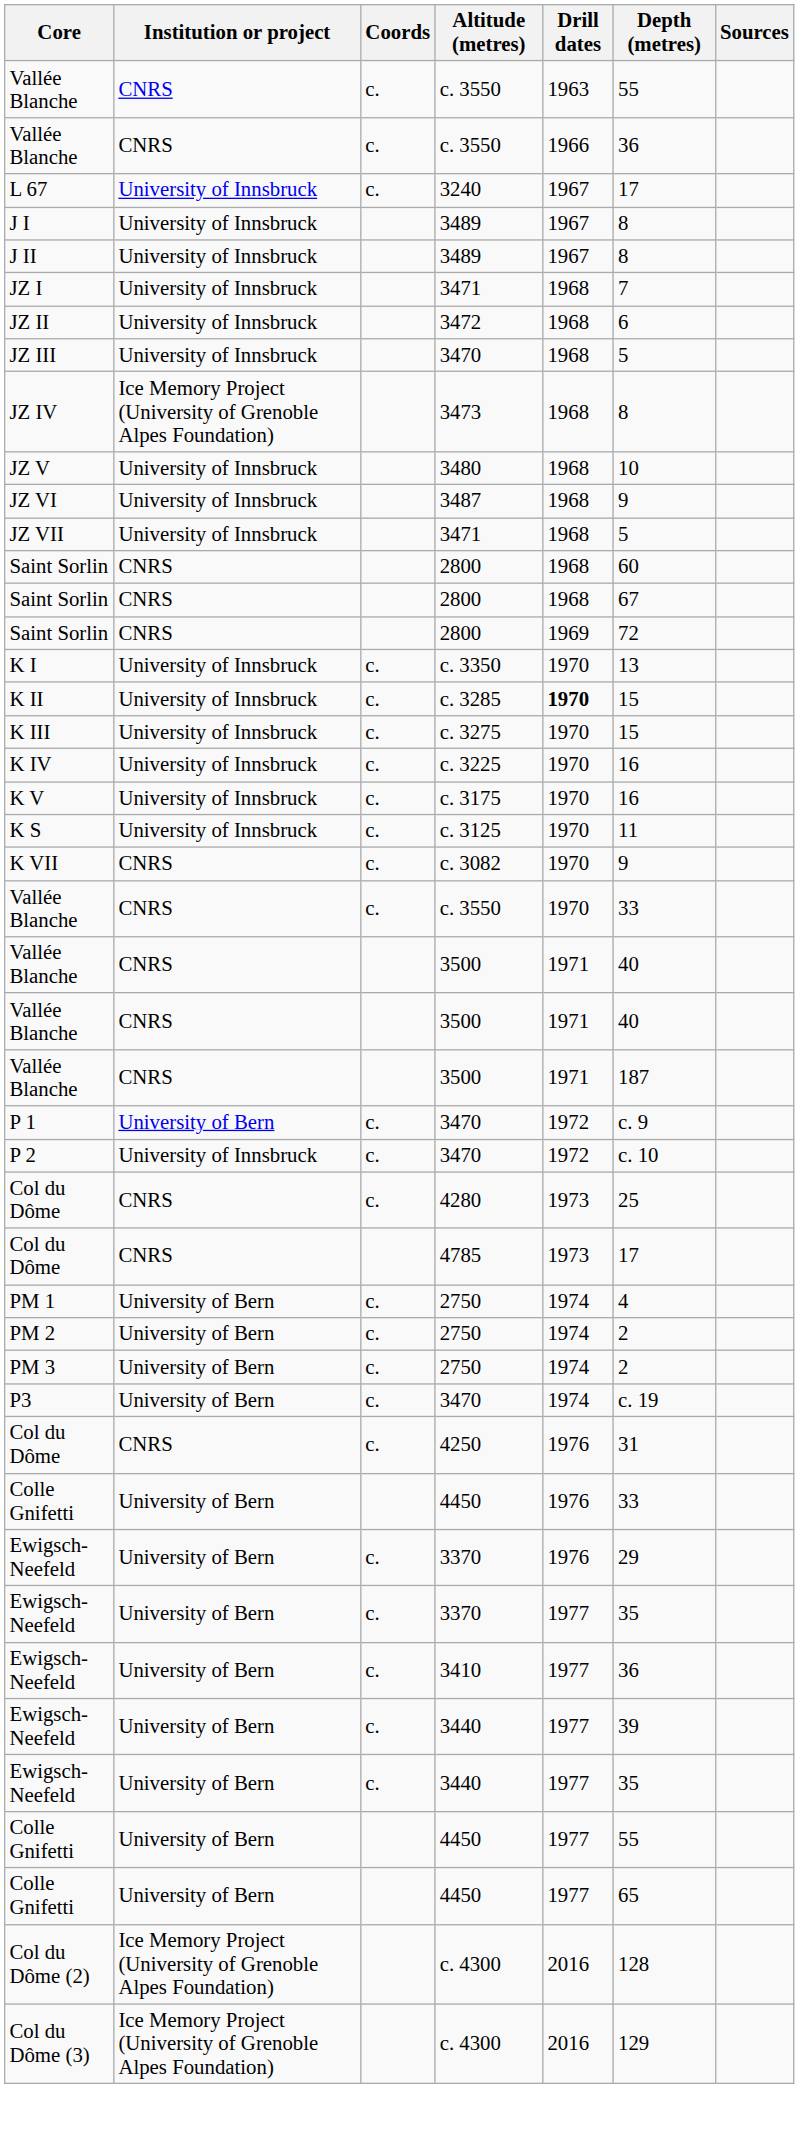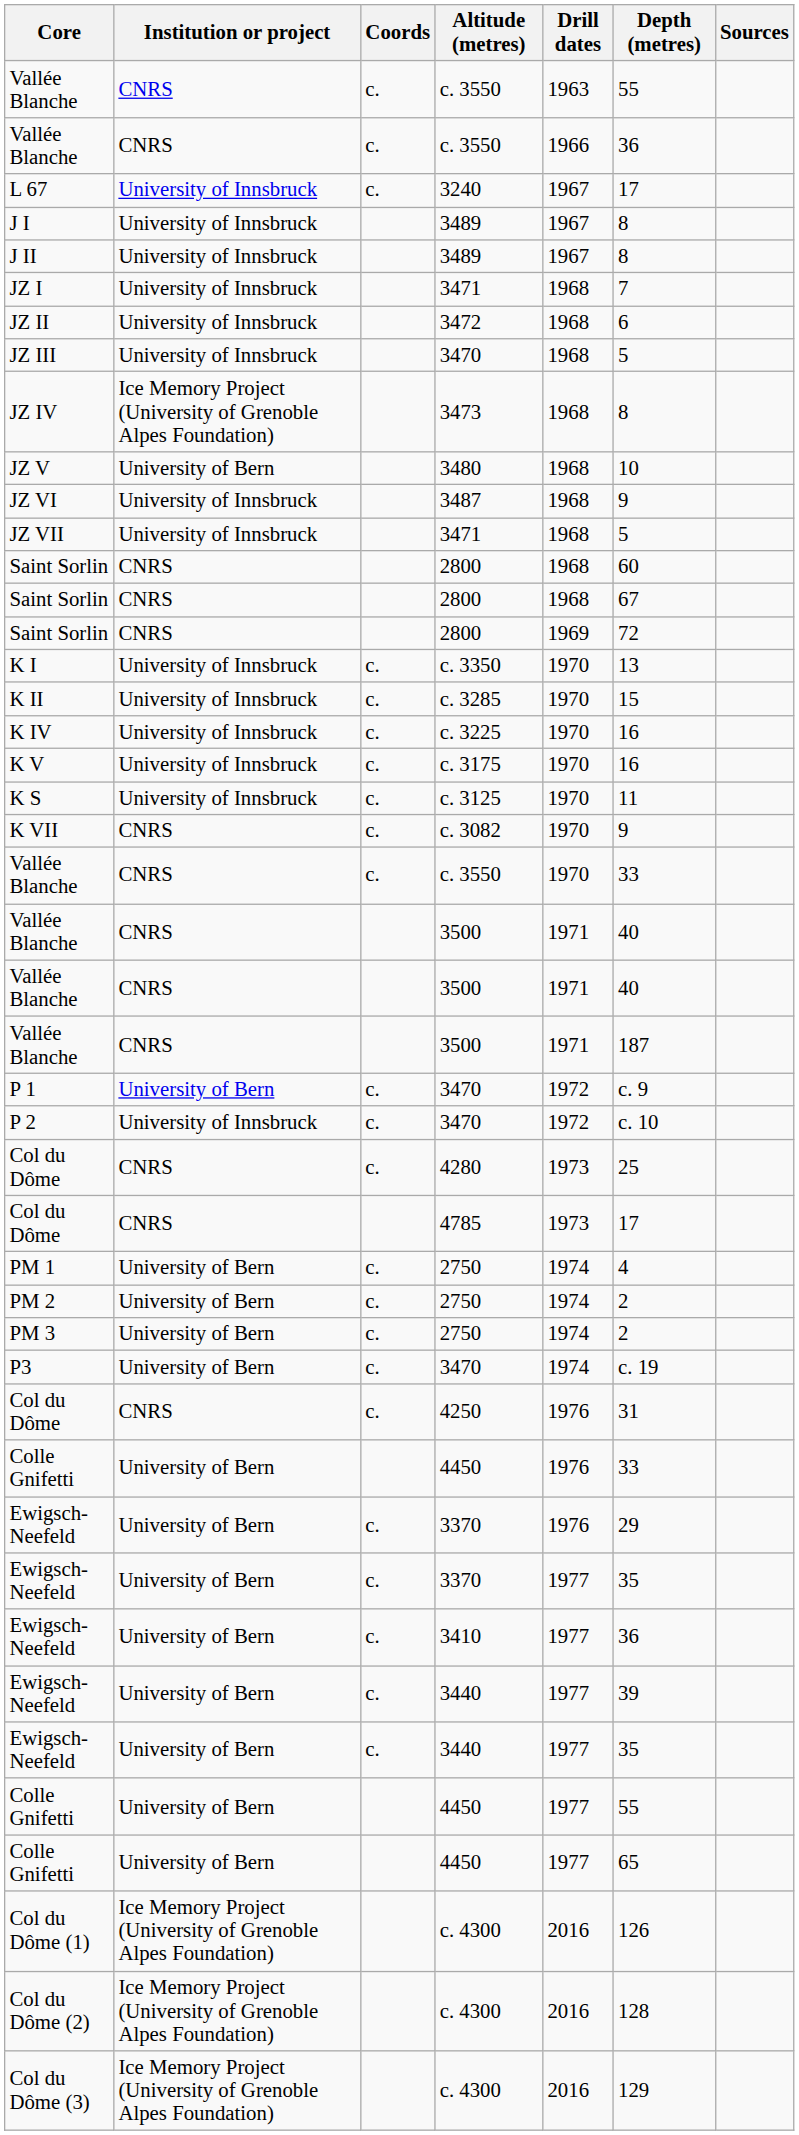(218, 467) University of Innsbruck -> (196, 467) University of Bern
(568, 698) bold -> (568, 698) normal
- row: (30, 731)
+ row: (50, 1930)
